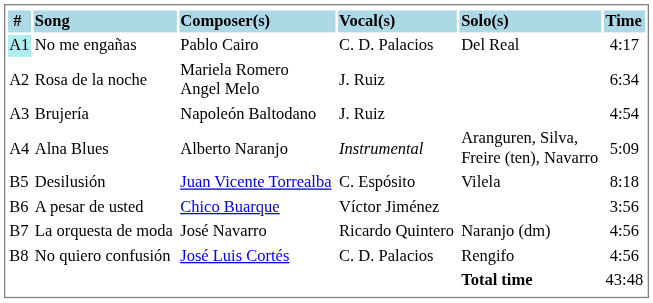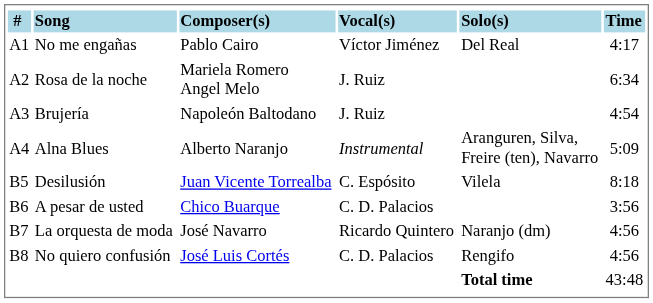(19, 45) paleturquoise background -> (19, 45) no background
(386, 45) C. D. Palacios -> (389, 45) Víctor Jiménez
(389, 207) Víctor Jiménez -> (386, 207) C. D. Palacios
